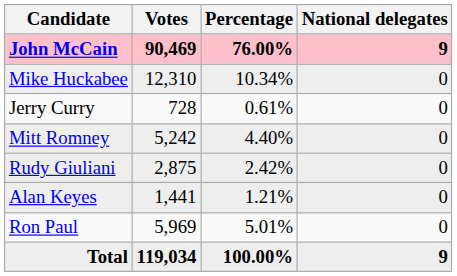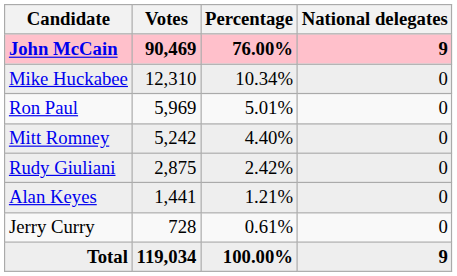rows swapped: (43, 227) <-> (52, 108)
